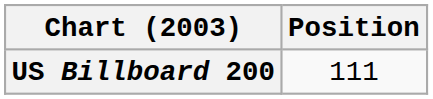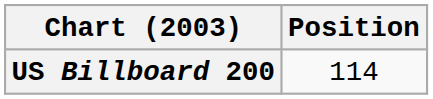(354, 72) 111 -> (354, 72) 114
